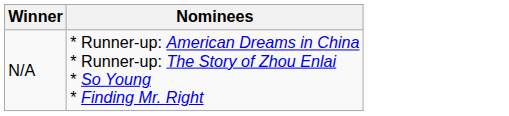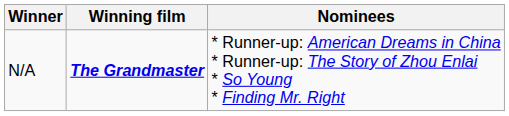+ column: (137, 17)
